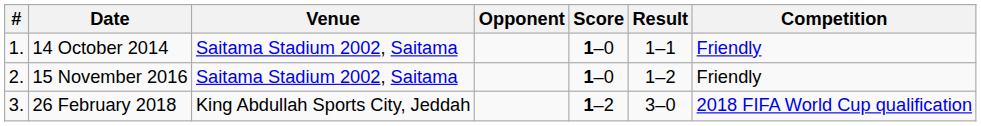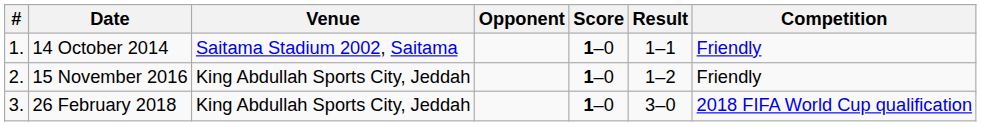(327, 76) Saitama Stadium 2002, Saitama -> (333, 76) King Abdullah Sports City, Jeddah
(599, 105) 1–2 -> (599, 105) 1–0
